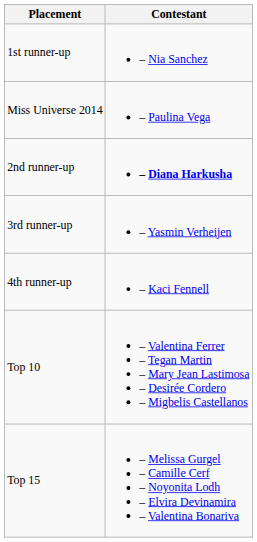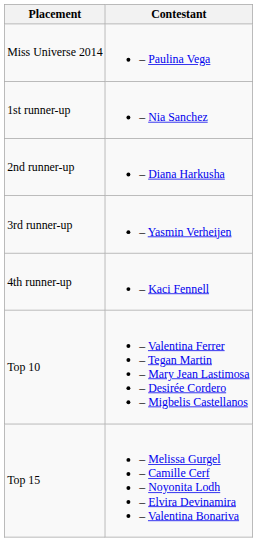rows swapped: (55, 110) <-> (39, 52)
(179, 174) bold -> (179, 174) normal
